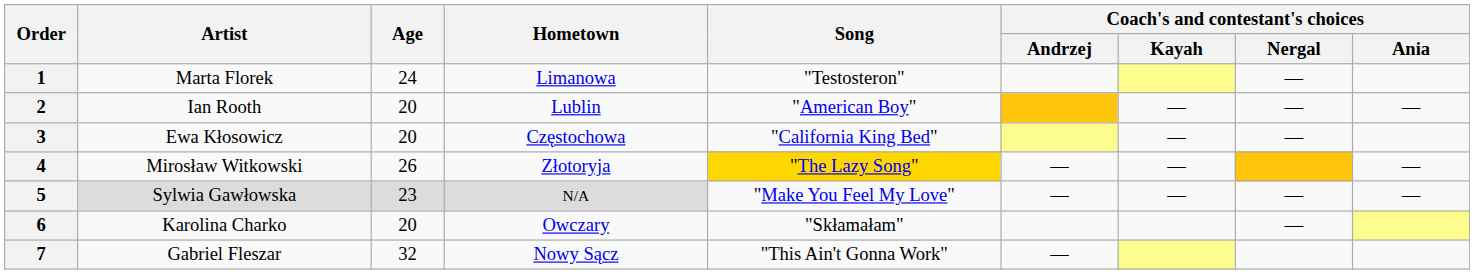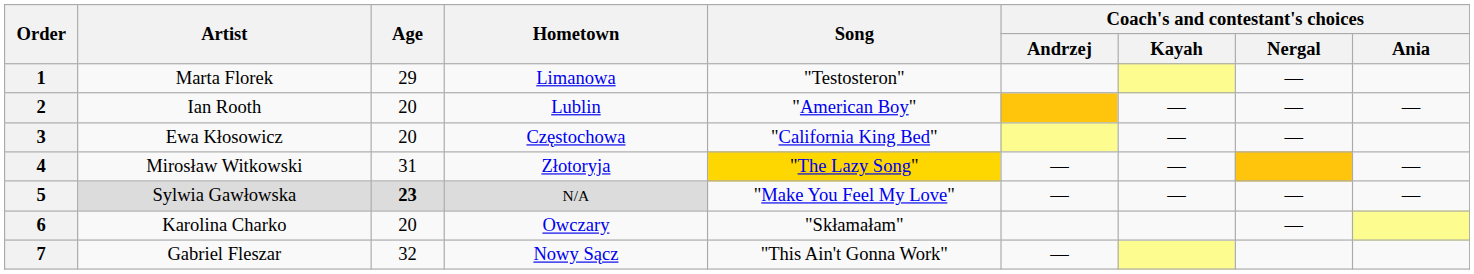(407, 78) 24 -> (407, 78) 29
(407, 166) 26 -> (407, 166) 31
(407, 195) normal -> (407, 195) bold
